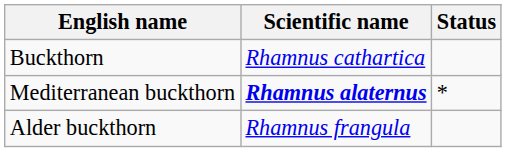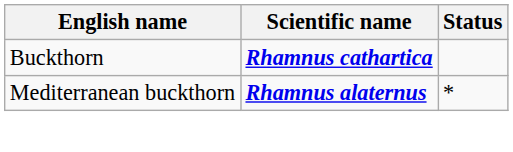(335, 57) normal -> (339, 57) bold
- row: (83, 127)
